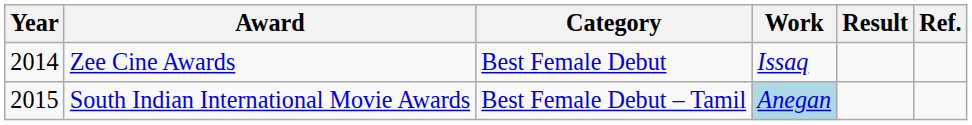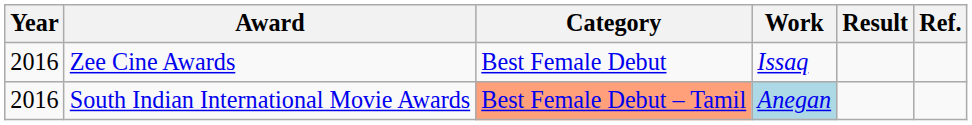(34, 61) 2014 -> (34, 61) 2016
(34, 100) 2015 -> (34, 100) 2016
(614, 100) no background -> (614, 100) lightsalmon background
